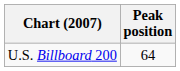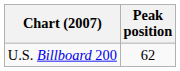(148, 54) 64 -> (148, 54) 62
